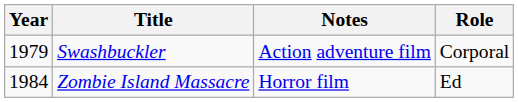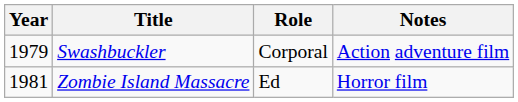columns swapped: (475, 19) <-> (345, 19)
(29, 81) 1984 -> (29, 81) 1981
